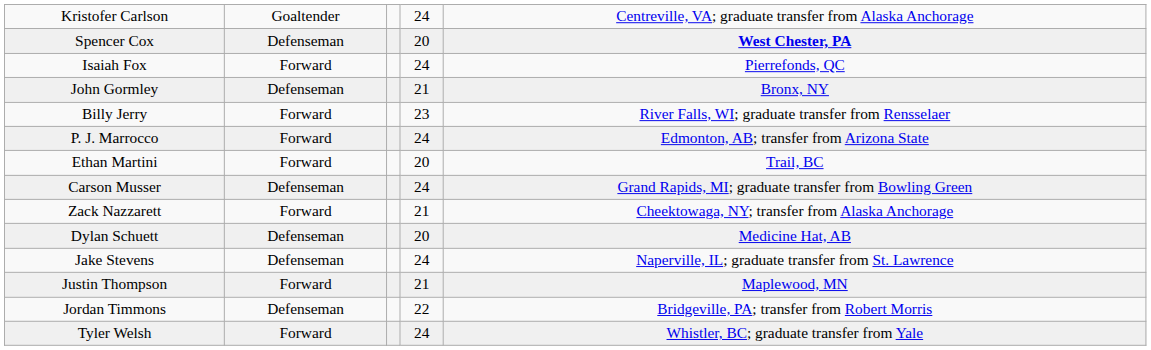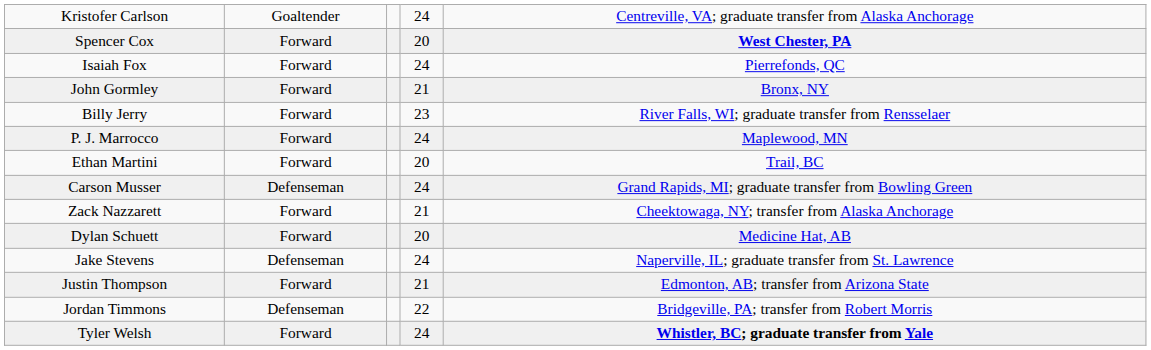(306, 41) Defenseman -> (306, 41) Forward
(306, 89) Defenseman -> (306, 89) Forward
(795, 138) Edmonton, AB; transfer from Arizona State -> (795, 138) Maplewood, MN
(306, 235) Defenseman -> (306, 235) Forward
(795, 284) Maplewood, MN -> (795, 284) Edmonton, AB; transfer from Arizona State
(795, 333) normal -> (795, 333) bold
